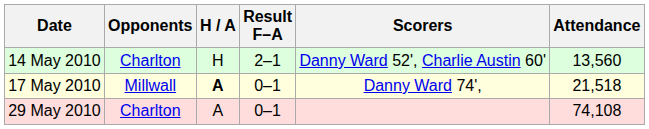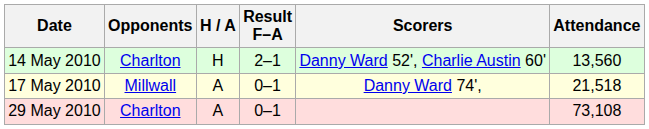(218, 85) bold -> (218, 85) normal
(597, 111) 74,108 -> (597, 111) 73,108
